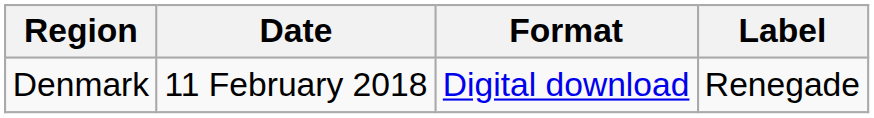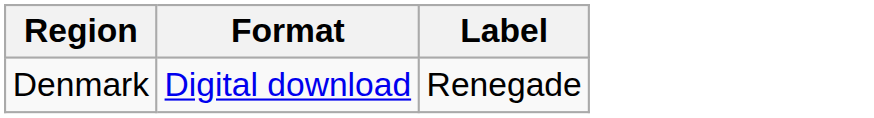- column: (296, 31)
